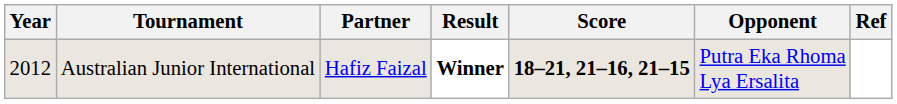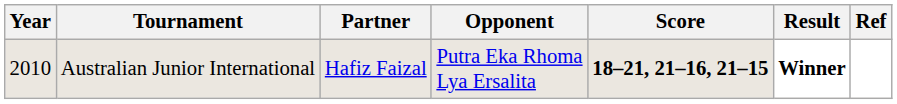columns swapped: (773, 21) <-> (470, 21)
(30, 68) 2012 -> (30, 68) 2010
